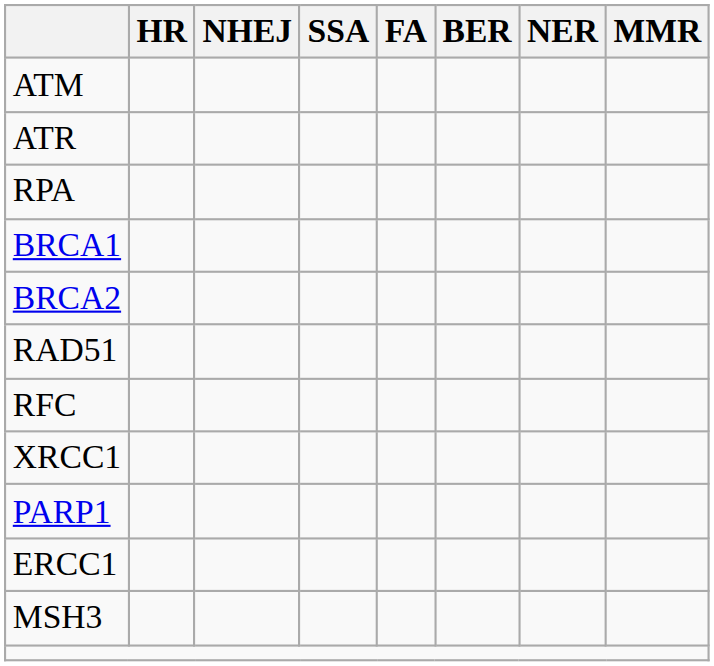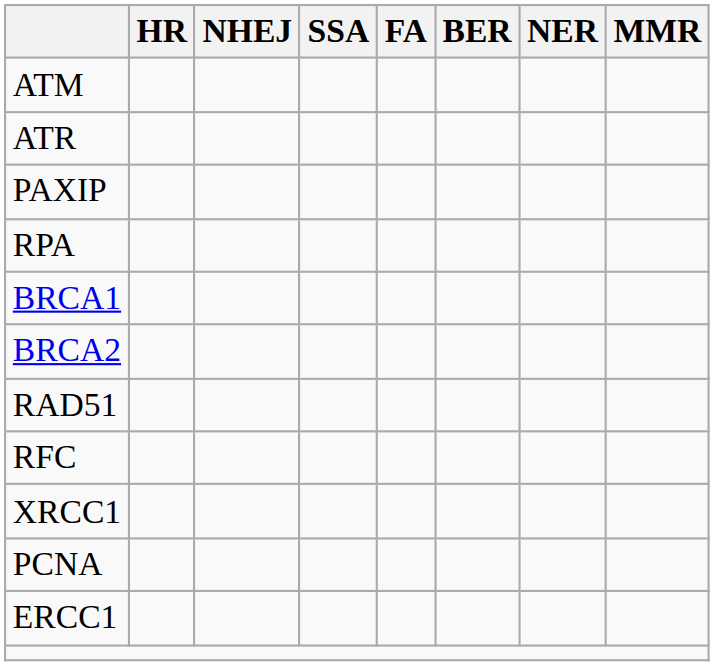+ row: (60, 191)
+ row: (58, 564)
- row: (62, 510)
- row: (58, 617)
